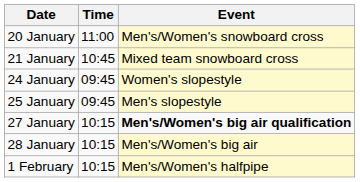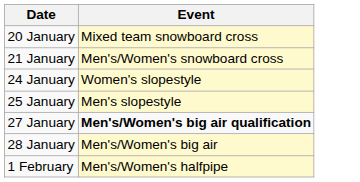- column: (98, 15)
(223, 36) Men's/Women's snowboard cross -> (170, 36) Mixed team snowboard cross
(210, 58) Mixed team snowboard cross -> (182, 58) Men's/Women's snowboard cross
